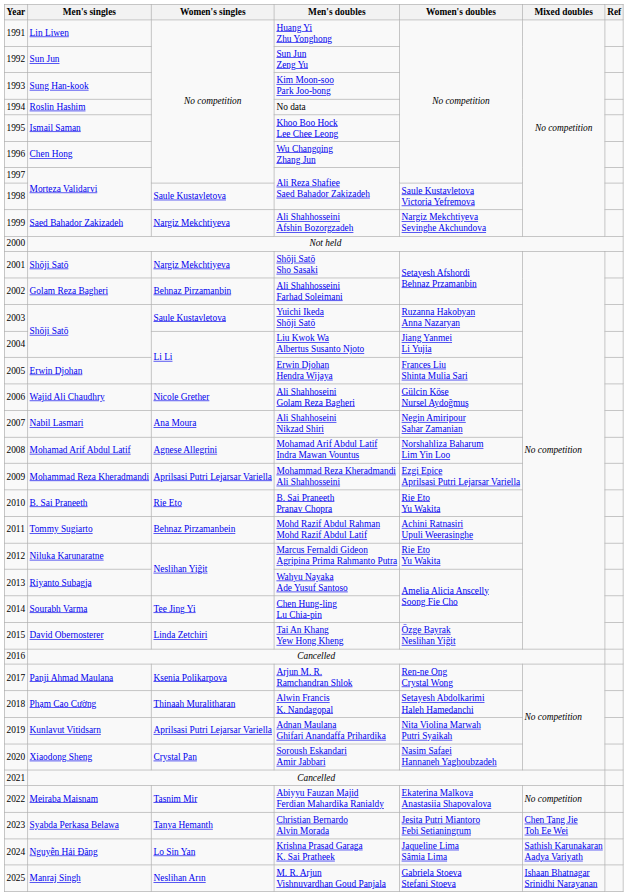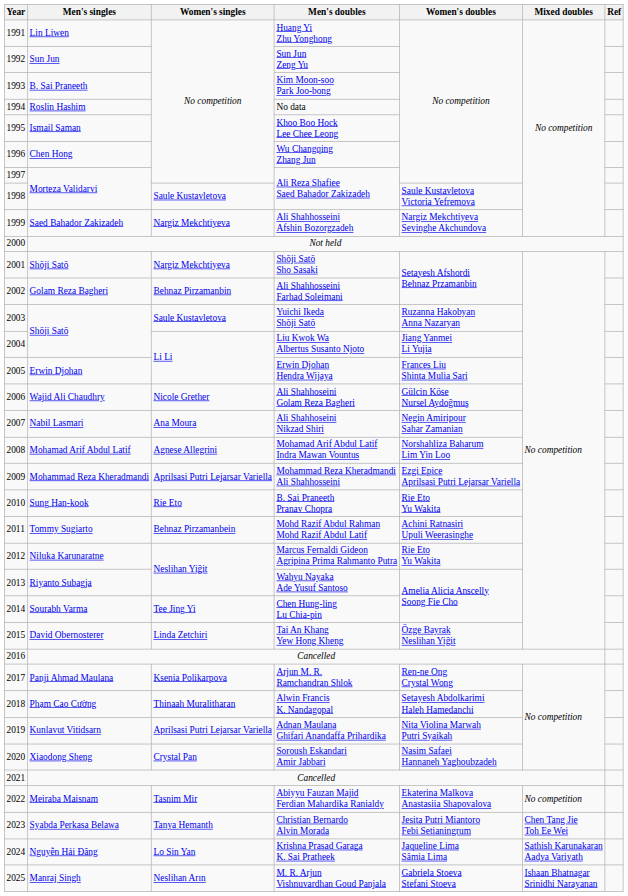(59, 86) Sung Han-kook -> (59, 86) B. Sai Praneeth
(59, 503) B. Sai Praneeth -> (59, 503) Sung Han-kook
